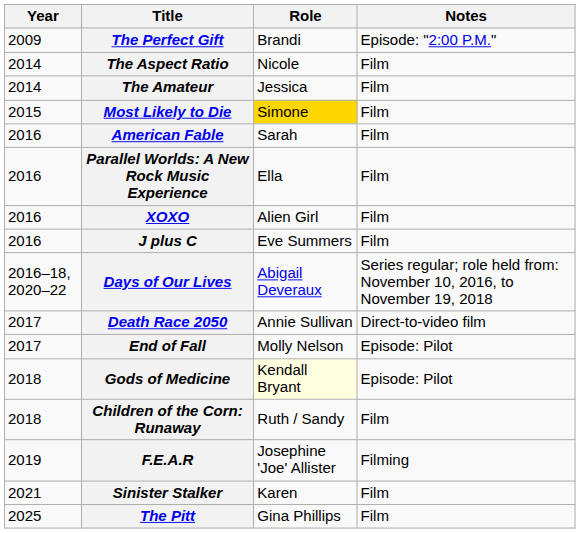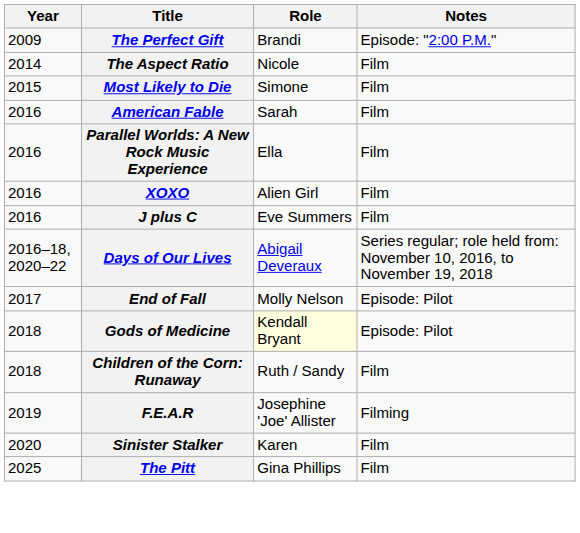- row: (168, 87)
(283, 111) gold background -> (283, 87) no background
- row: (168, 322)
(25, 492) 2021 -> (25, 444) 2020
